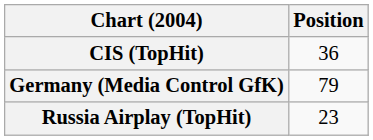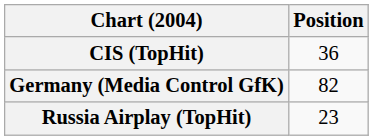(328, 85) 79 -> (328, 85) 82
